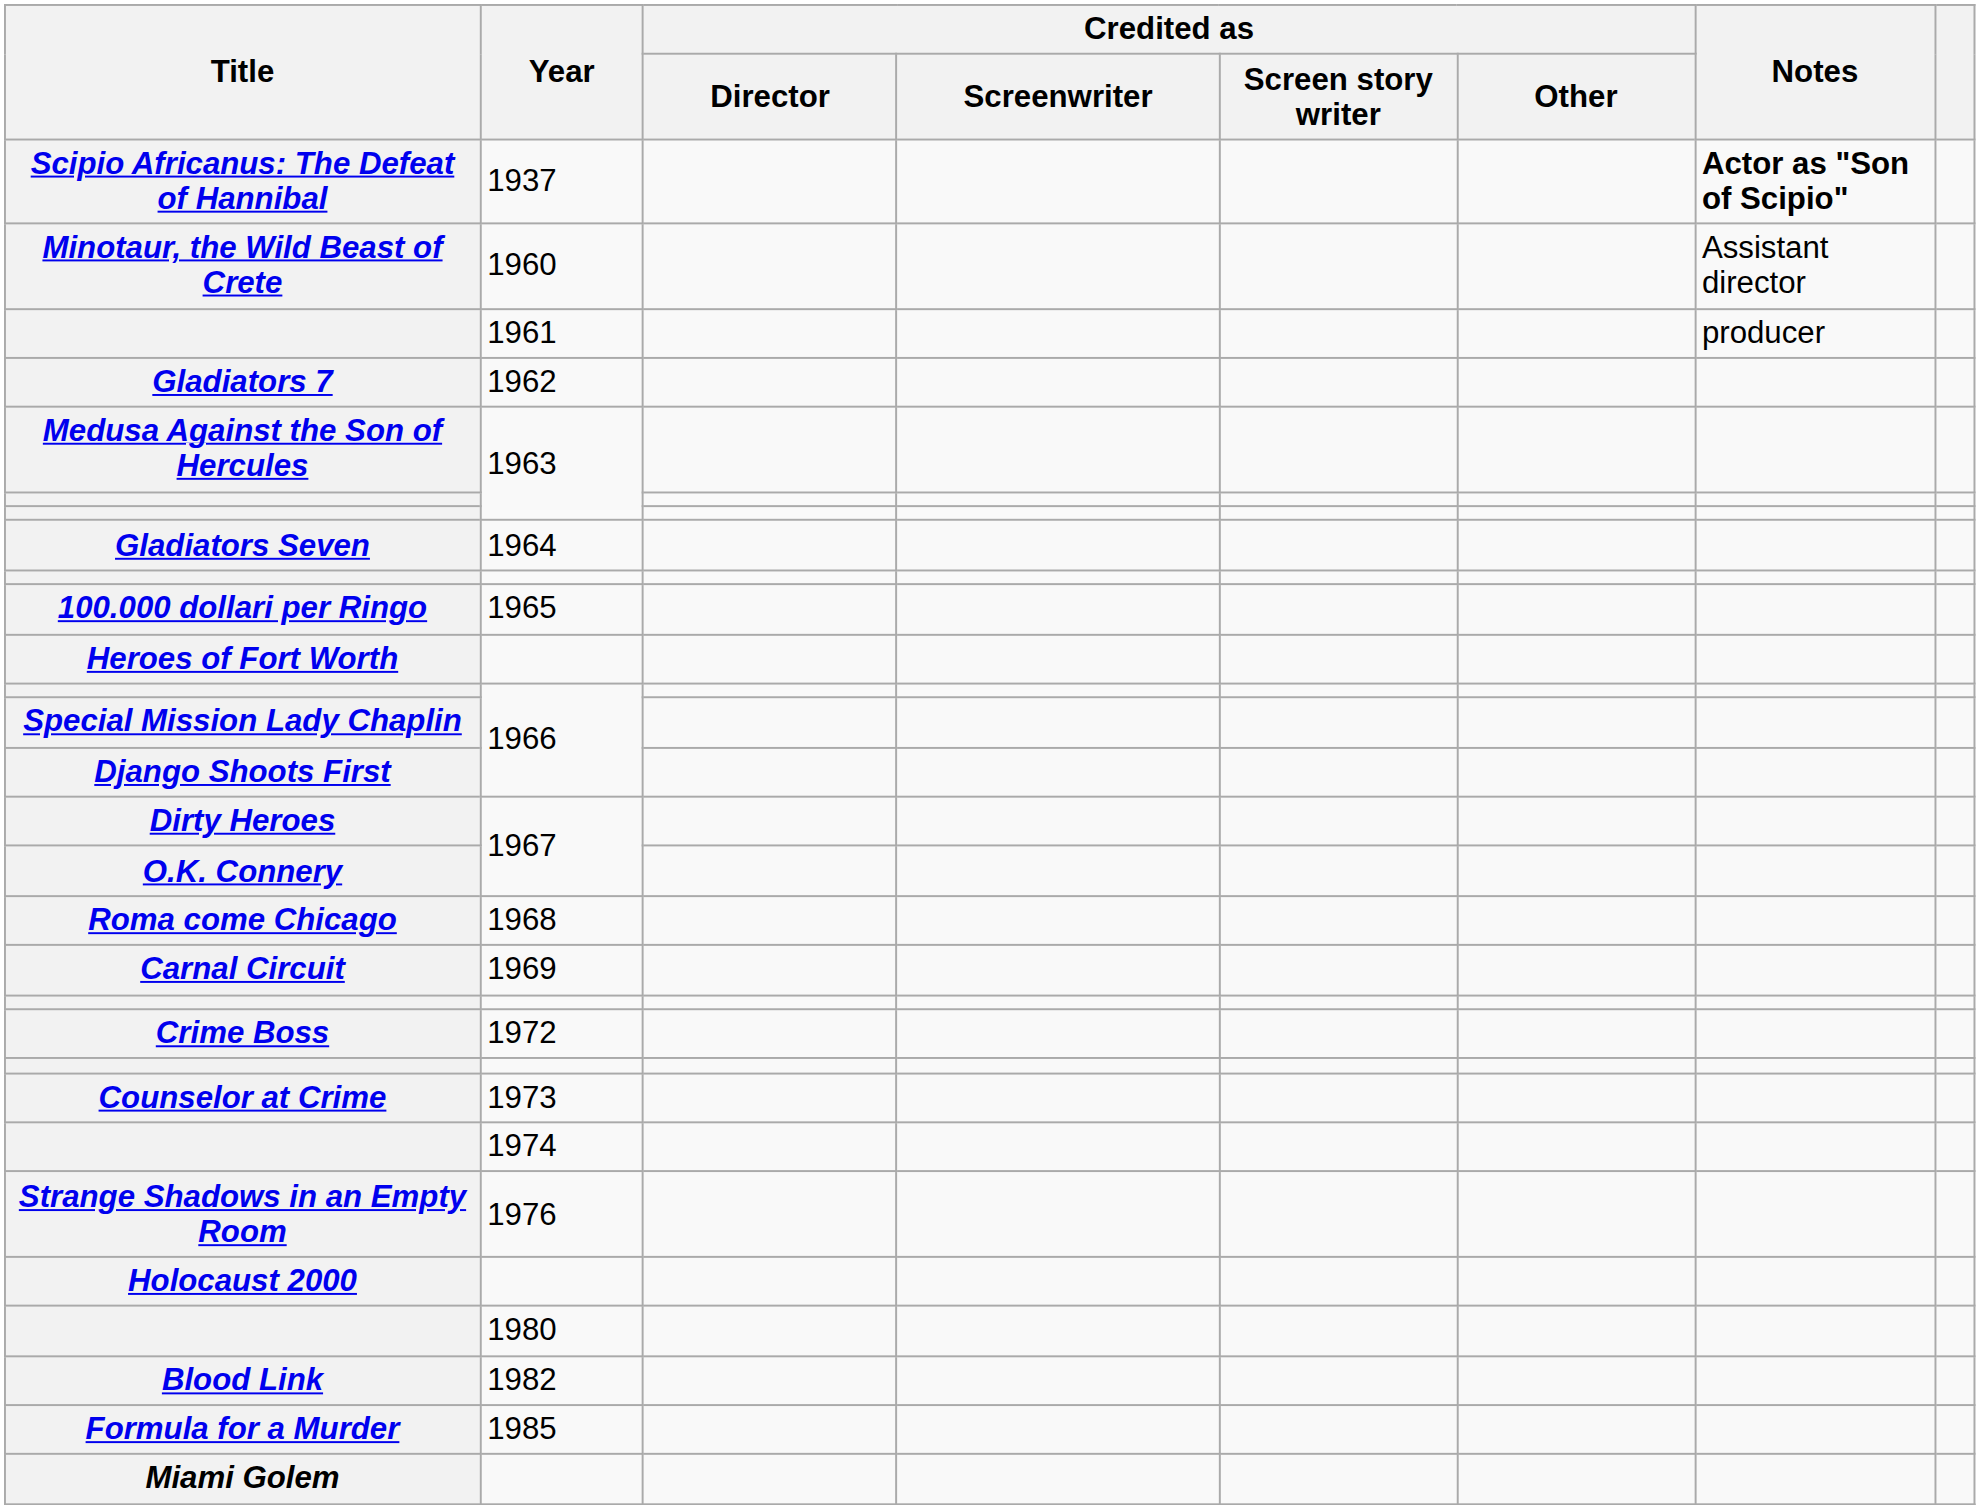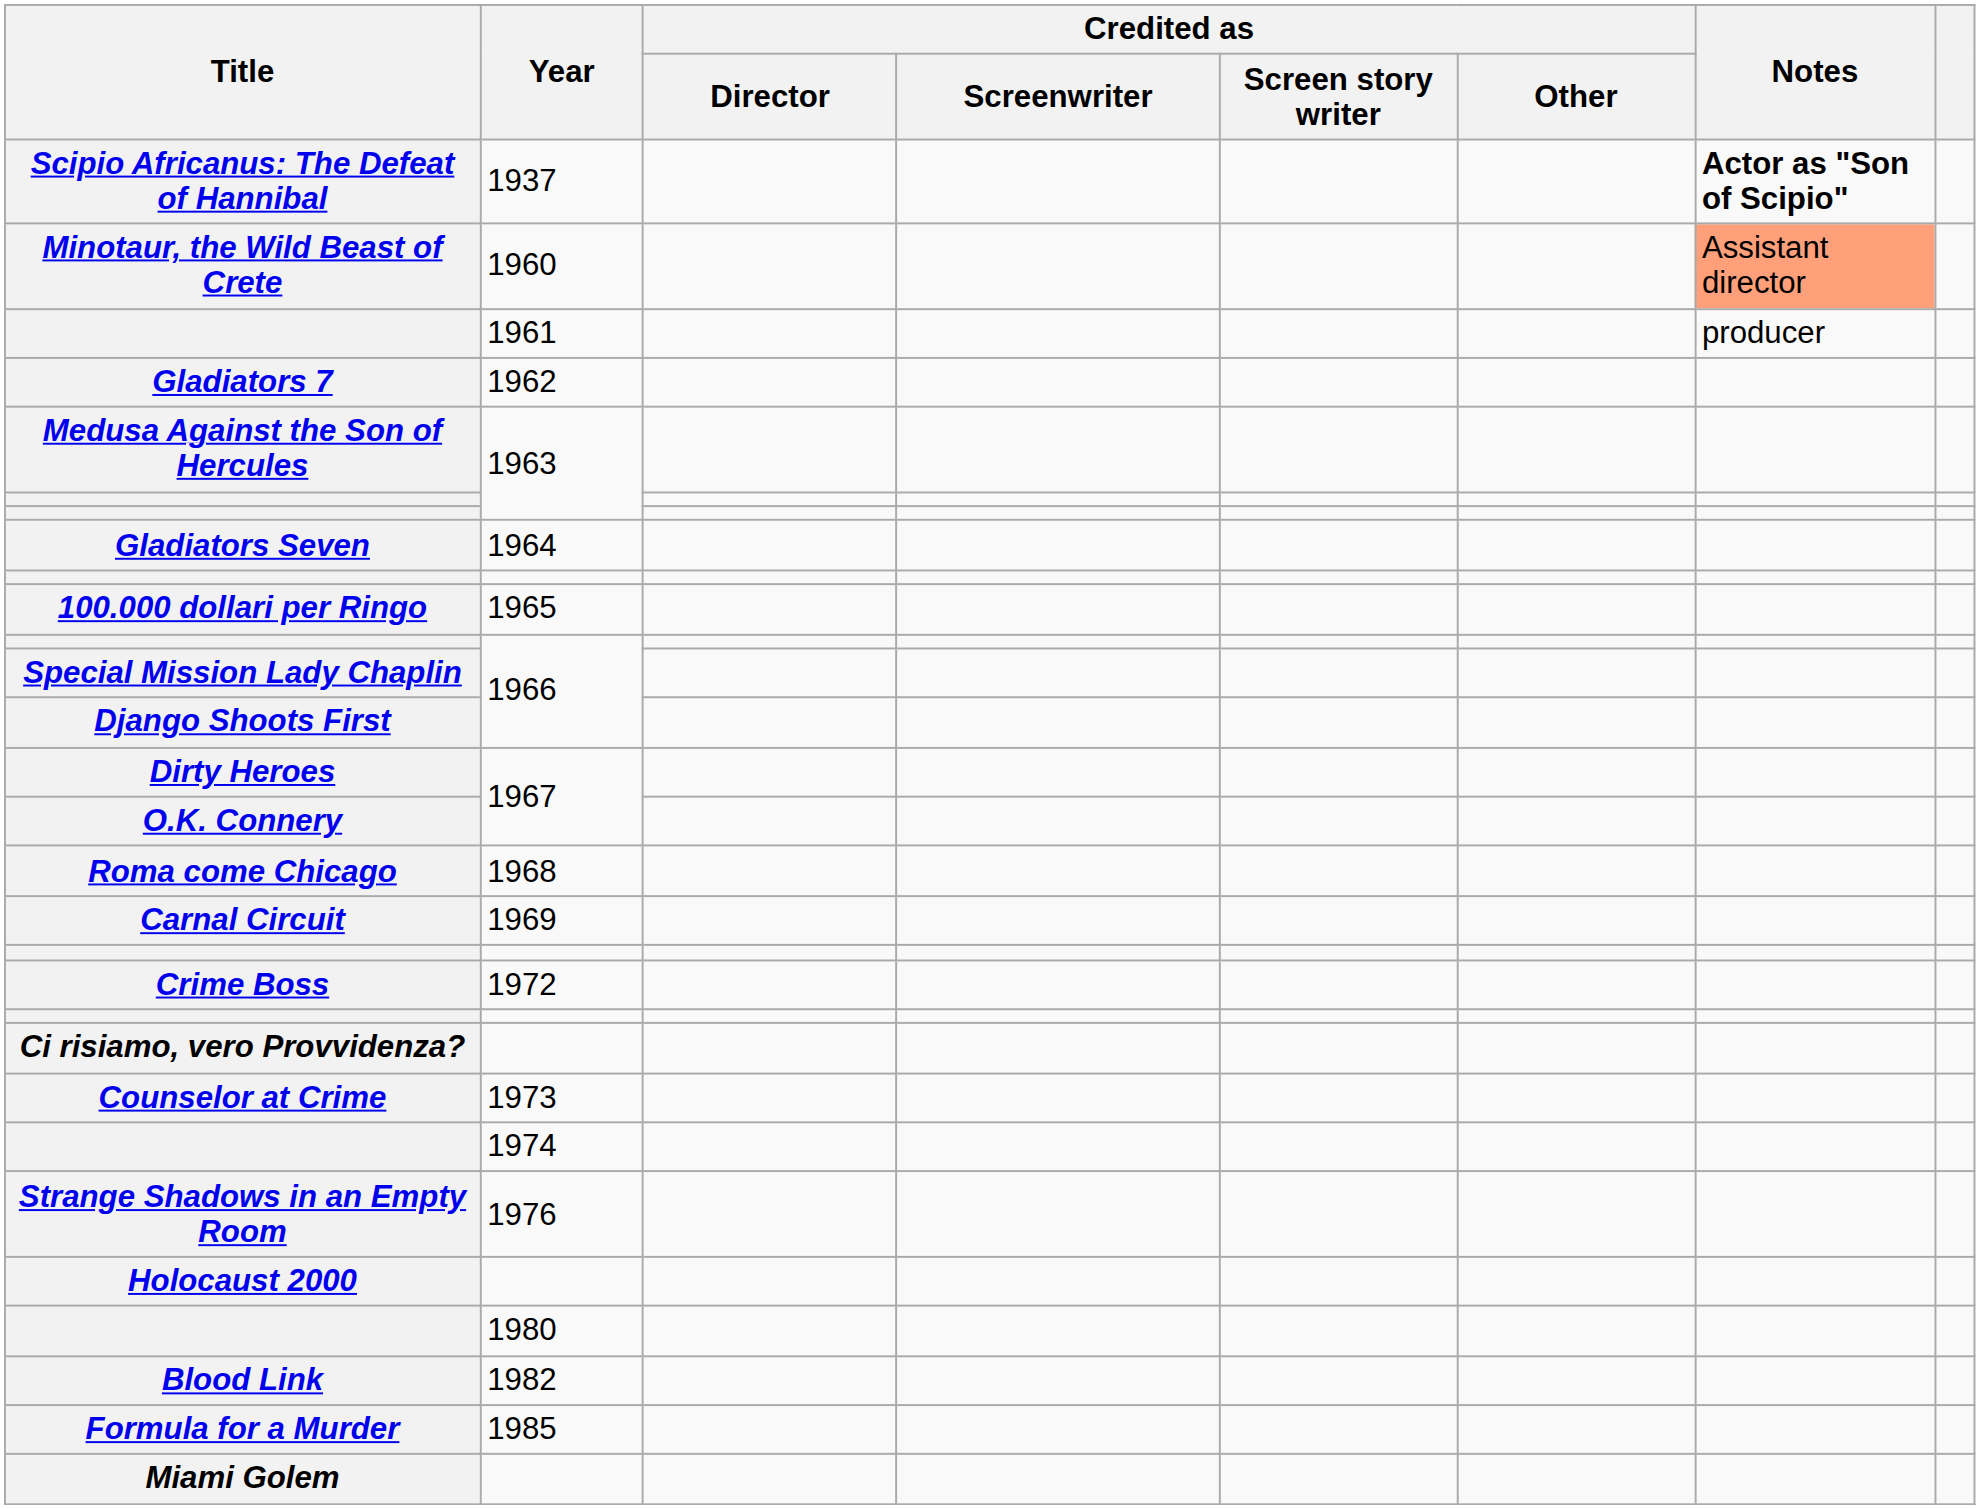(1765, 265) no background -> (1765, 265) lightsalmon background
- row: (242, 658)
+ row: (242, 1047)
